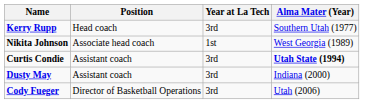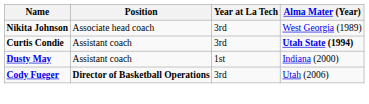- row: (31, 28)
(211, 44) 1st -> (220, 28) 3rd
(212, 75) 3rd -> (220, 59) 1st
(137, 91) normal -> (141, 75) bold
